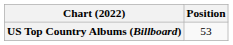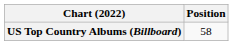(206, 31) 53 -> (206, 31) 58
